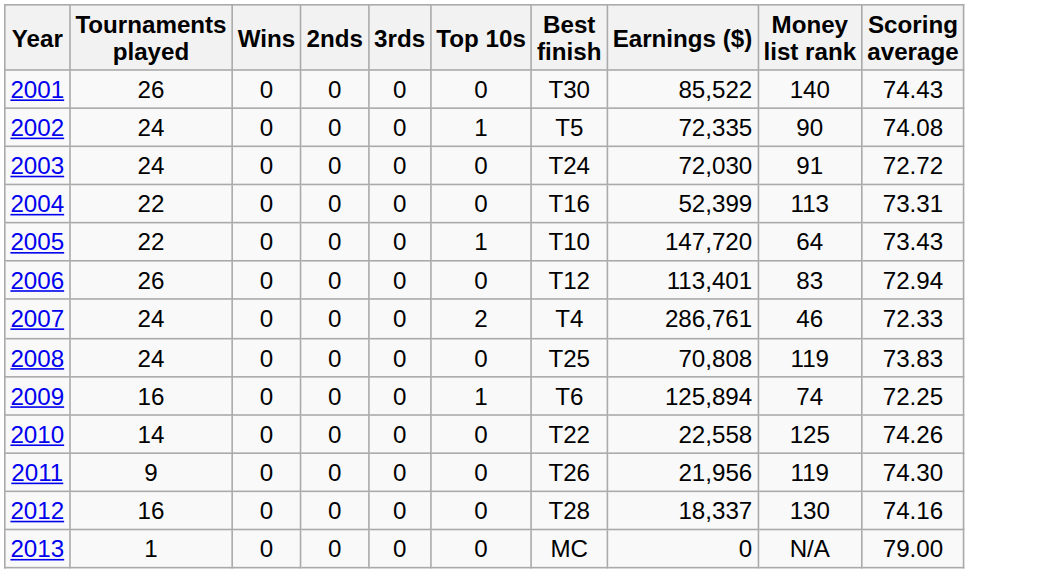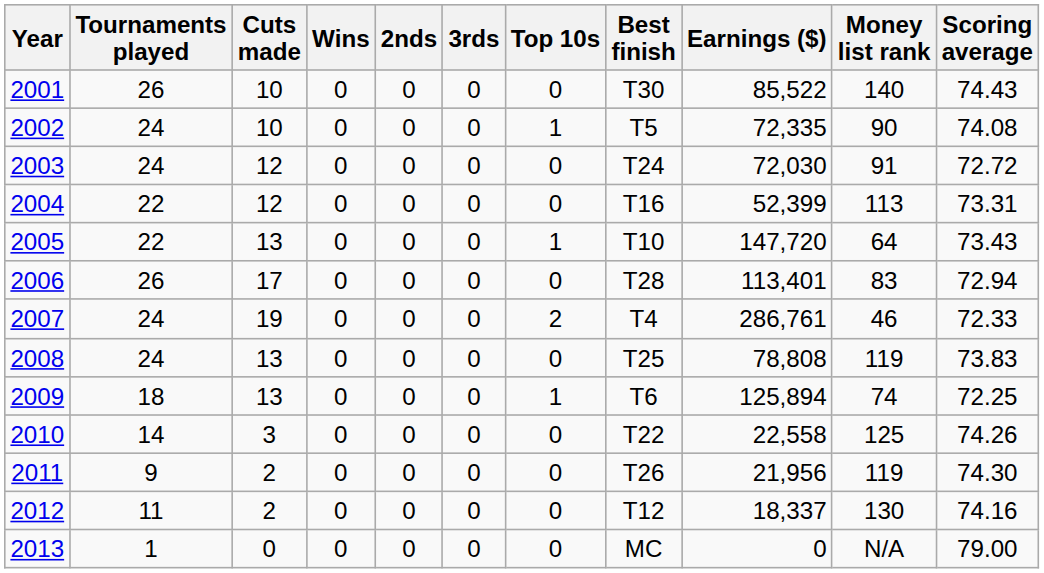+ column: (269, 38)
(569, 281) T12 -> (644, 281) T28
(715, 357) 70,808 -> (790, 357) 78,808
(151, 395) 16 -> (151, 395) 18
(151, 510) 16 -> (151, 510) 11
(569, 510) T28 -> (644, 510) T12
